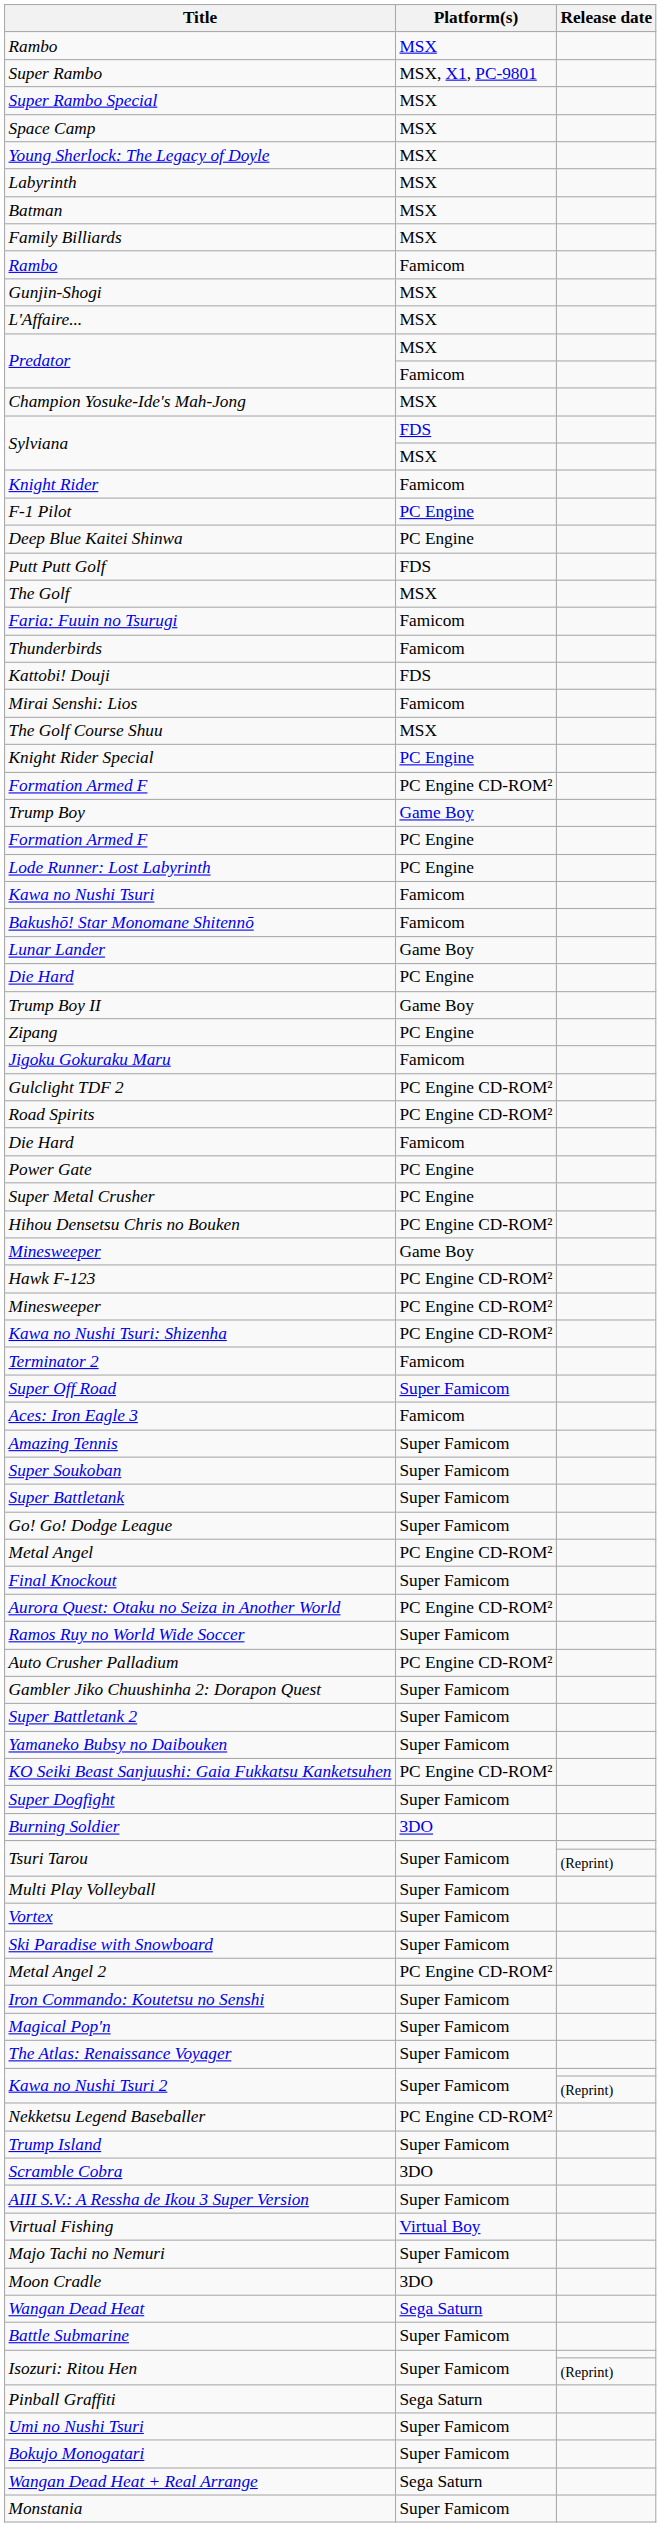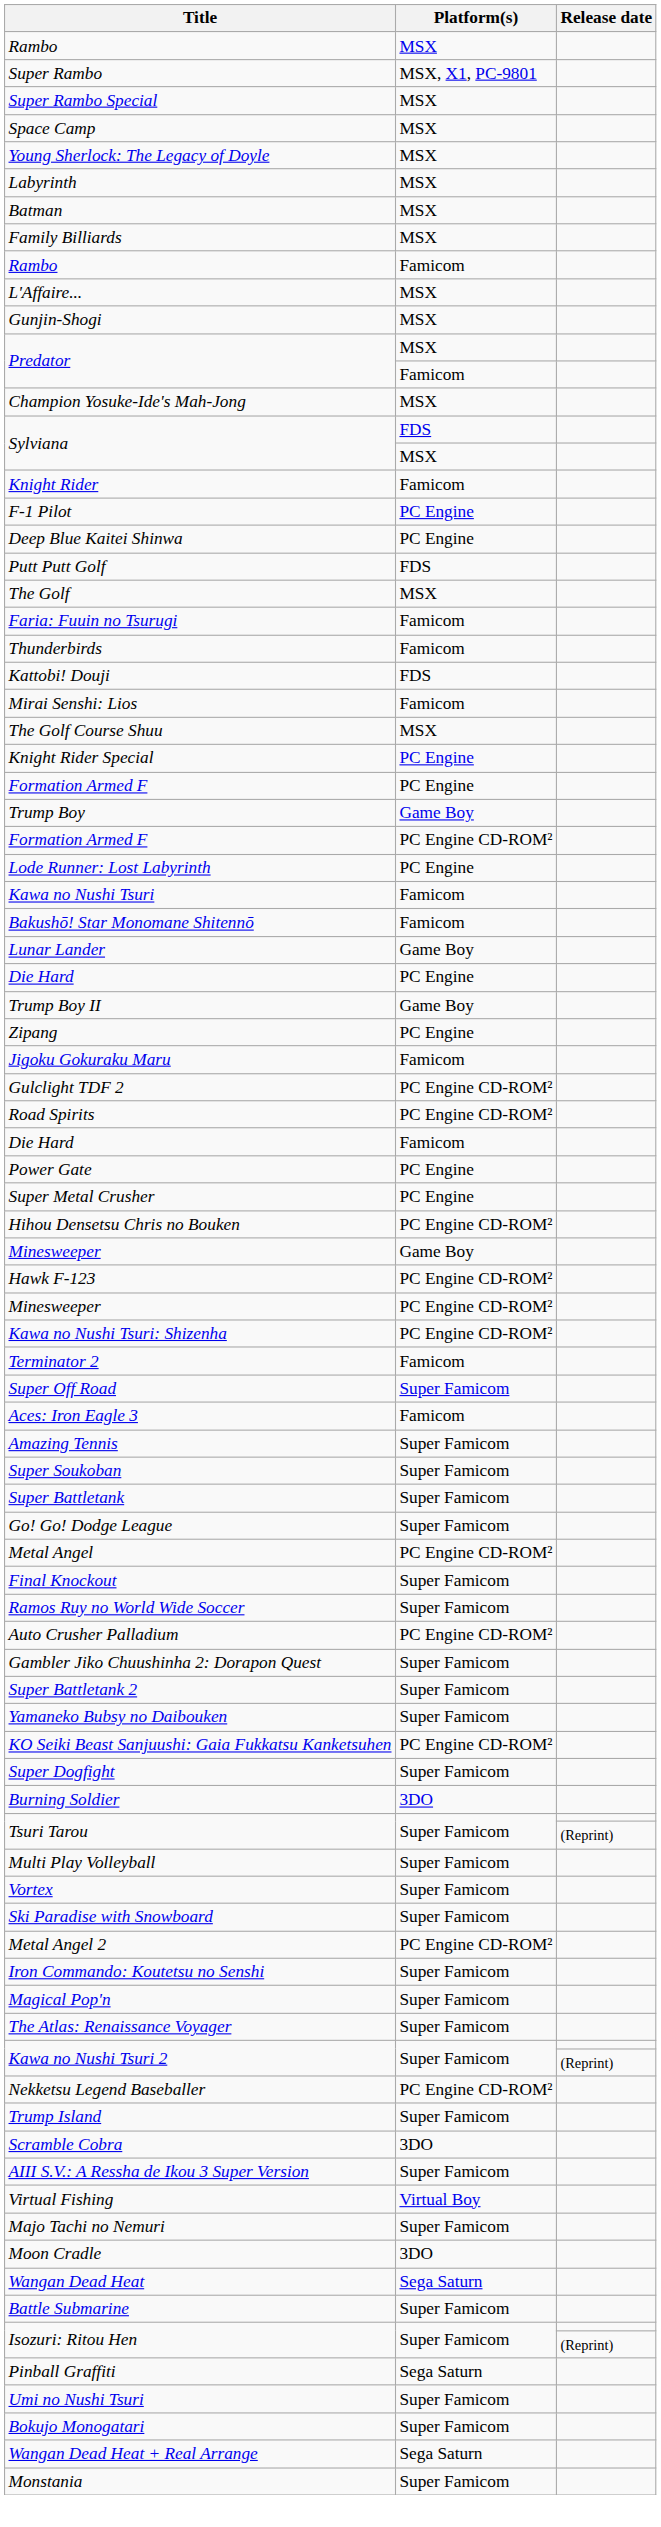rows swapped: (55, 292) <-> (45, 319)
rows swapped: (78, 785) <-> (78, 840)
- row: (175, 1607)
